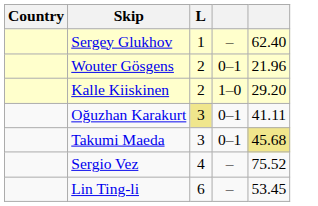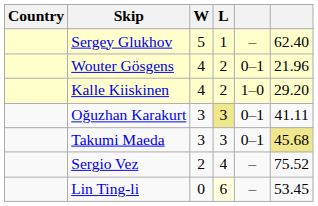+ column: (201, 16)
(201, 189) no background -> (223, 189) lightyellow background
